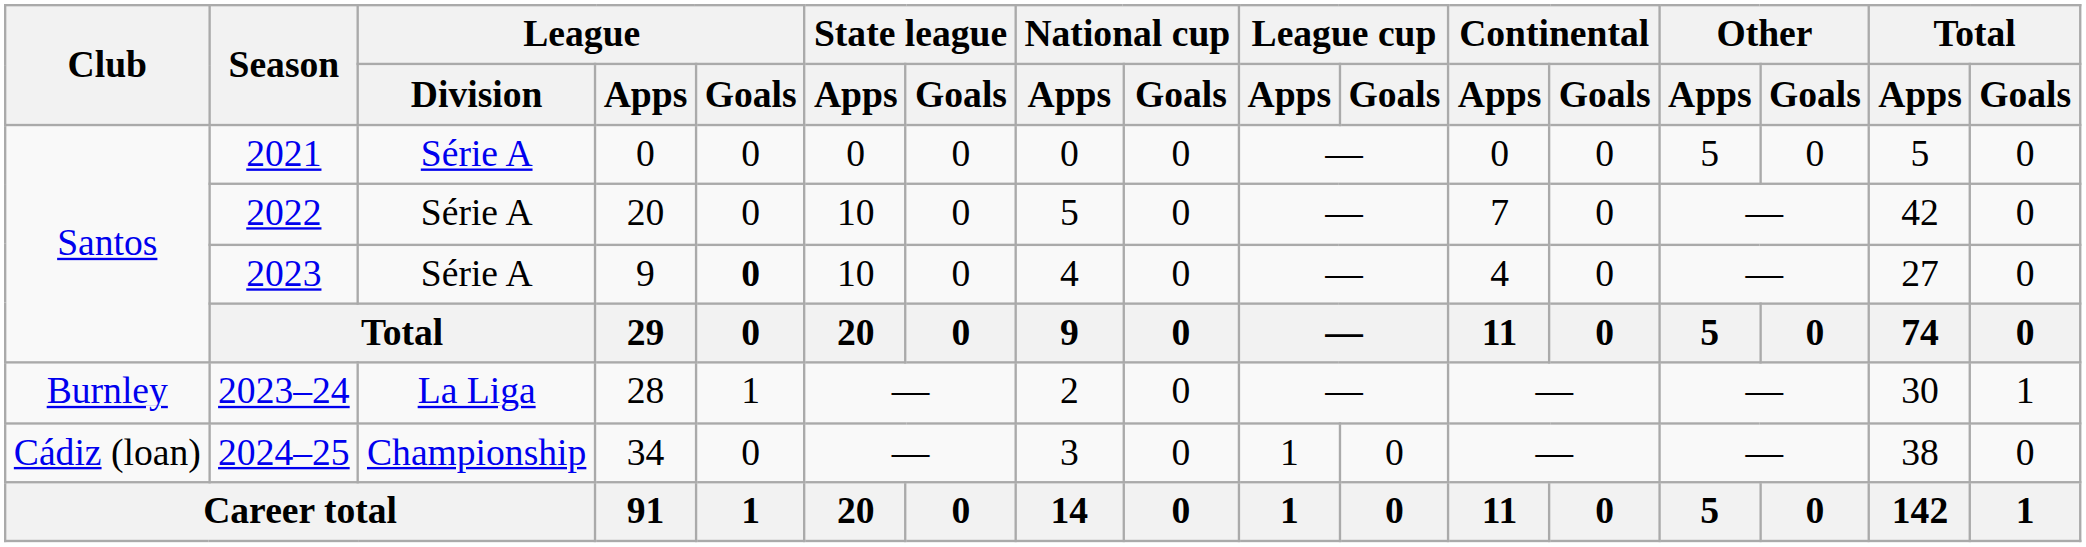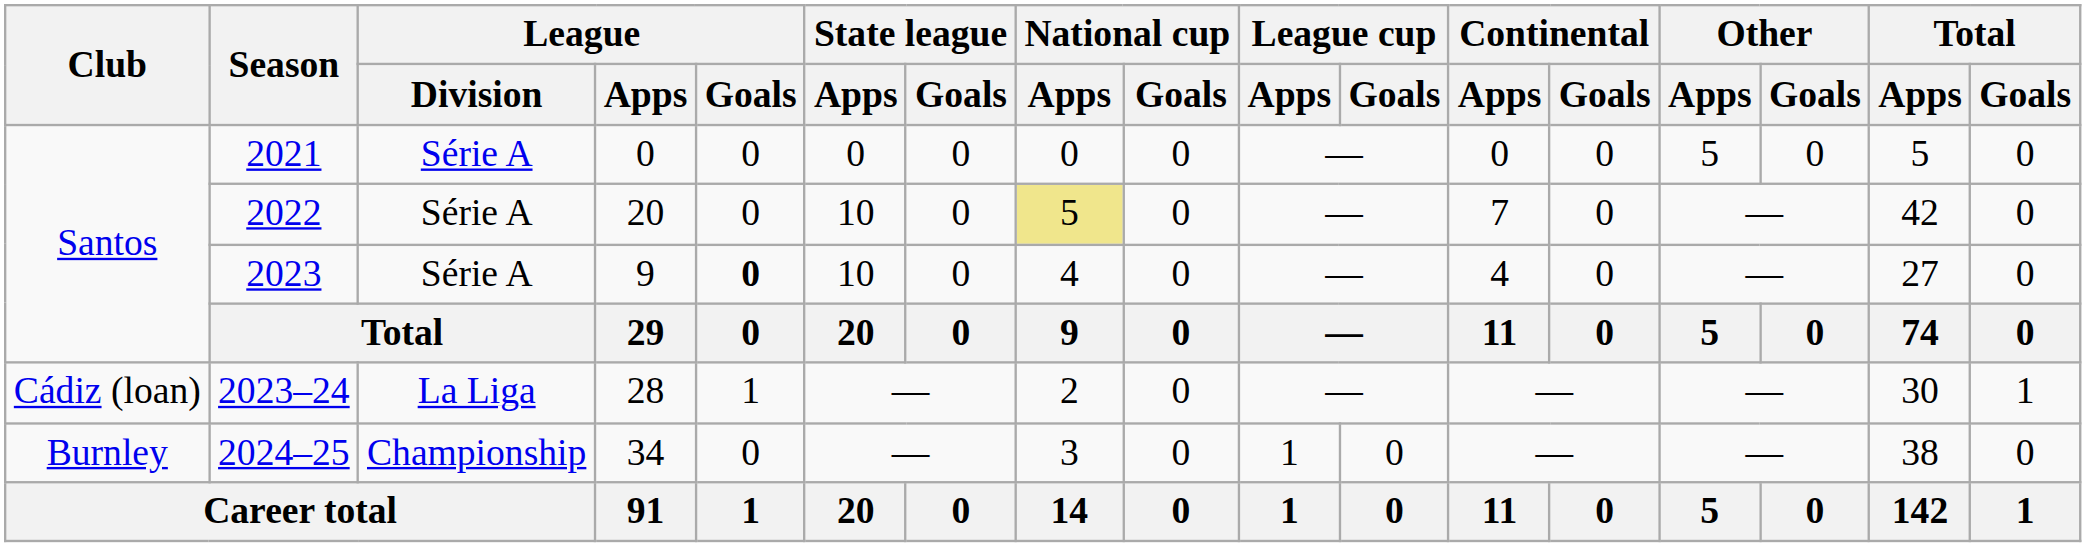(1069, 213) no background -> (1069, 213) khaki background
(107, 392) Burnley -> (107, 392) Cádiz (loan)
(107, 451) Cádiz (loan) -> (107, 451) Burnley
